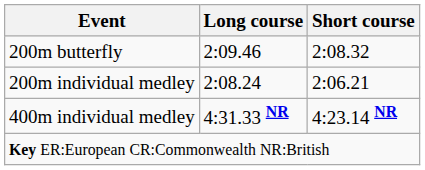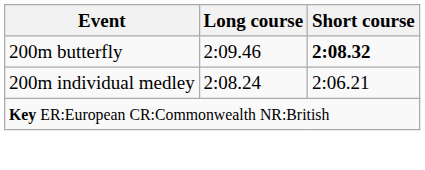(341, 51) normal -> (341, 51) bold
- row: (102, 116)
